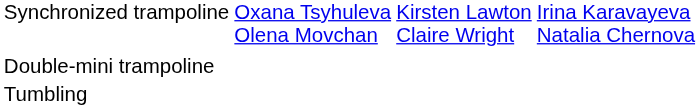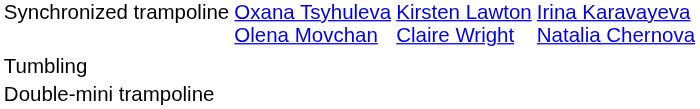rows swapped: (109, 66) <-> (46, 94)
